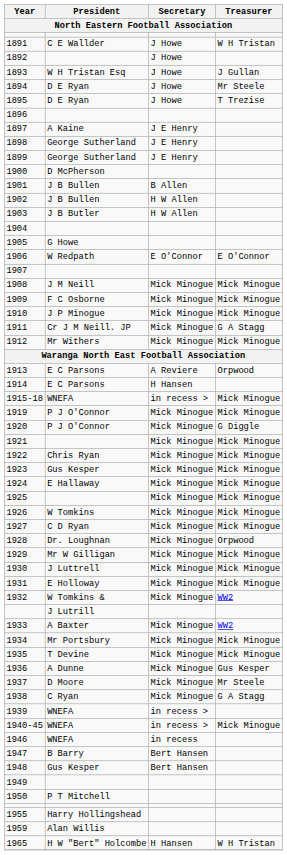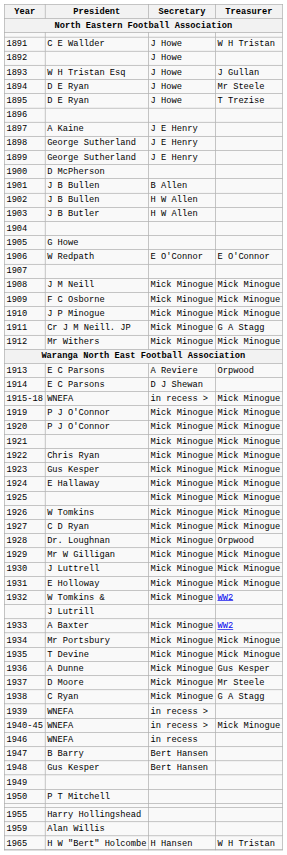(172, 385) H Hansen -> (177, 385) D J Shewan
(238, 427) G Diggle -> (249, 427) Mick Minogue
